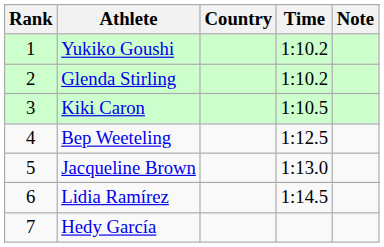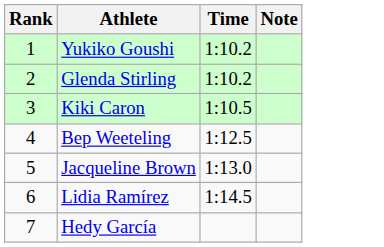- column: (238, 19)
